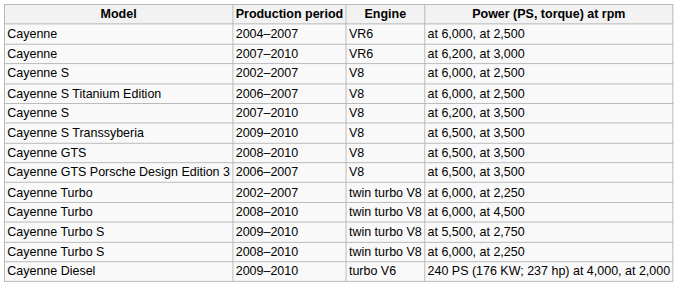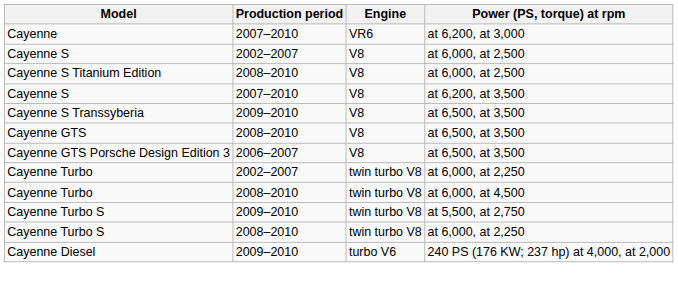- row: (32, 34)
(267, 93) 2006–2007 -> (267, 73) 2008–2010
